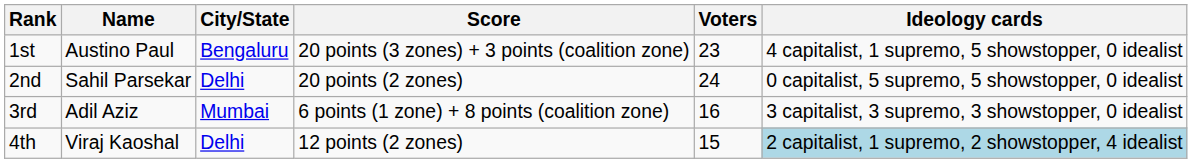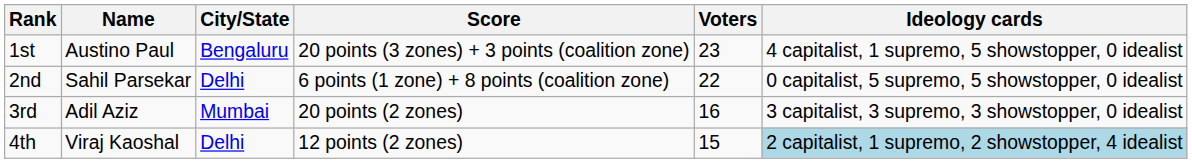(381, 81) 20 points (2 zones) -> (484, 81) 6 points (1 zone) + 8 points (coalition zone)
(709, 81) 24 -> (709, 81) 22
(484, 111) 6 points (1 zone) + 8 points (coalition zone) -> (381, 111) 20 points (2 zones)
